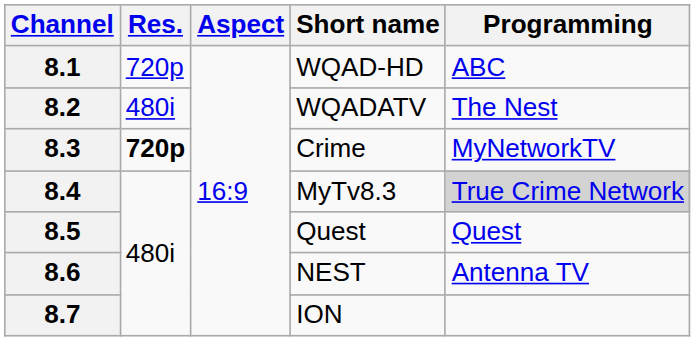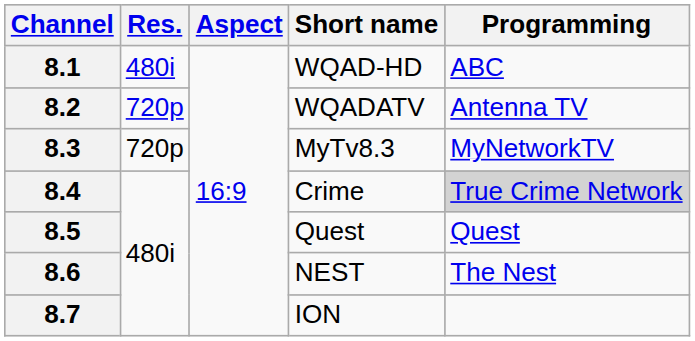(155, 66) 720p -> (150, 66) 480i
(150, 107) 480i -> (155, 107) 720p
(505, 107) The Nest -> (519, 107) Antenna TV
(155, 149) bold -> (155, 149) normal
(331, 149) Crime -> (345, 149) MyTv8.3
(346, 190) MyTv8.3 -> (330, 190) Crime
(520, 273) Antenna TV -> (503, 273) The Nest
